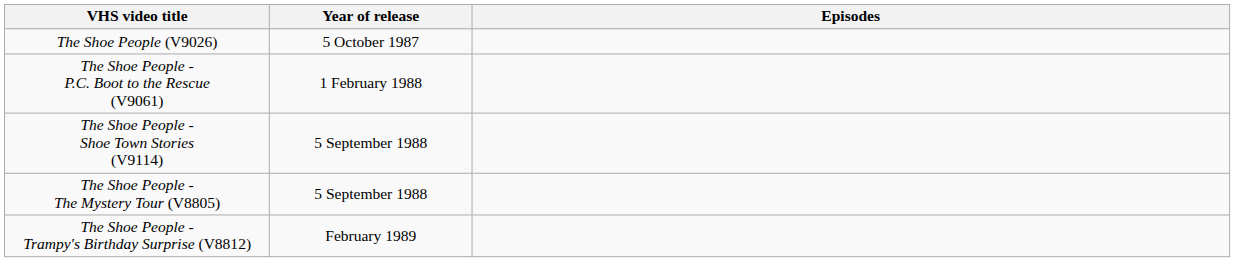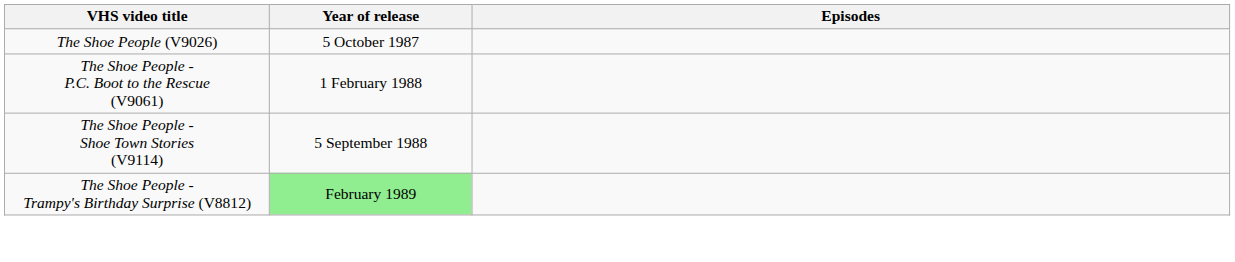- row: (137, 193)
(371, 235) no background -> (371, 193) lightgreen background
